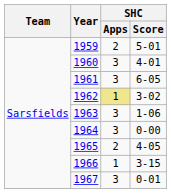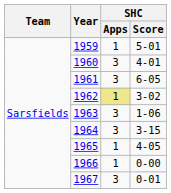(116, 46) 2 -> (116, 46) 1
(148, 130) 0-00 -> (148, 130) 3-15
(116, 147) 2 -> (116, 147) 1
(148, 163) 3-15 -> (148, 163) 0-00
